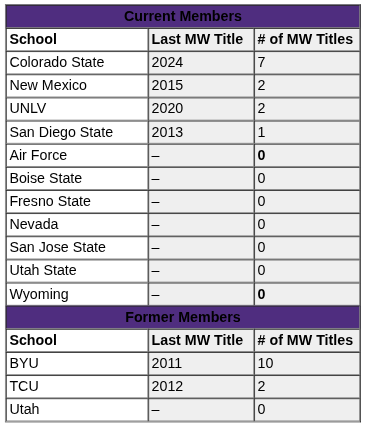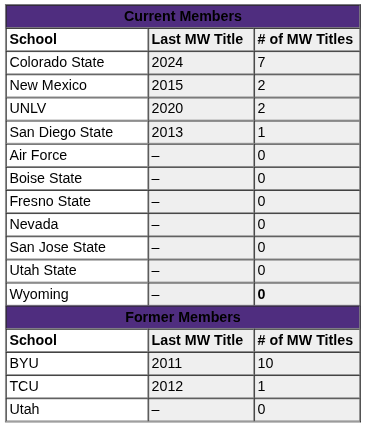(262, 155) bold -> (262, 155) normal
(262, 386) 2 -> (262, 386) 1
